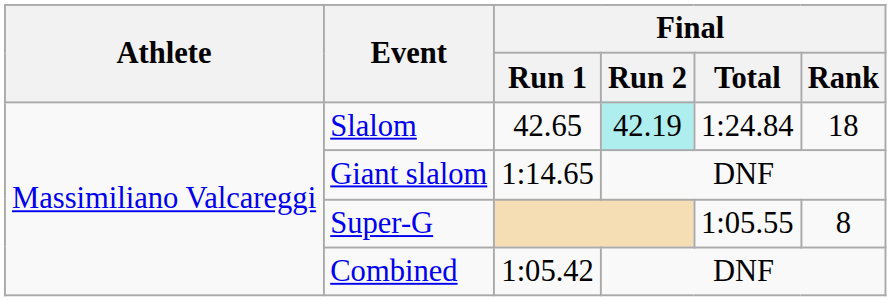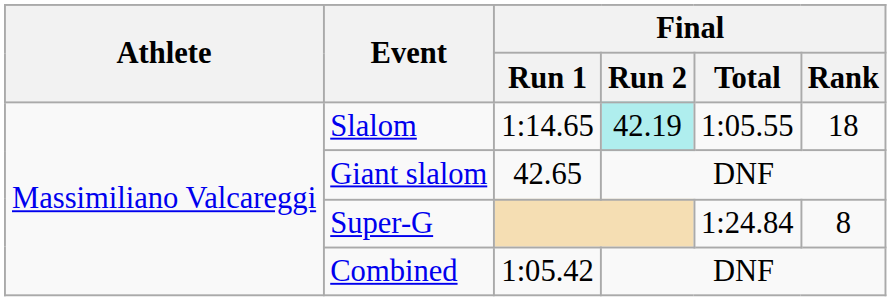(548, 125) 42.65 -> (548, 125) 1:14.65
(747, 125) 1:24.84 -> (747, 125) 1:05.55
(548, 174) 1:14.65 -> (548, 174) 42.65
(747, 222) 1:05.55 -> (747, 222) 1:24.84
